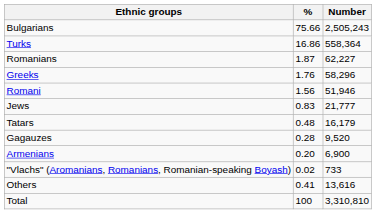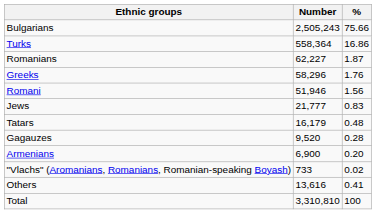columns swapped: (347, 12) <-> (308, 12)
